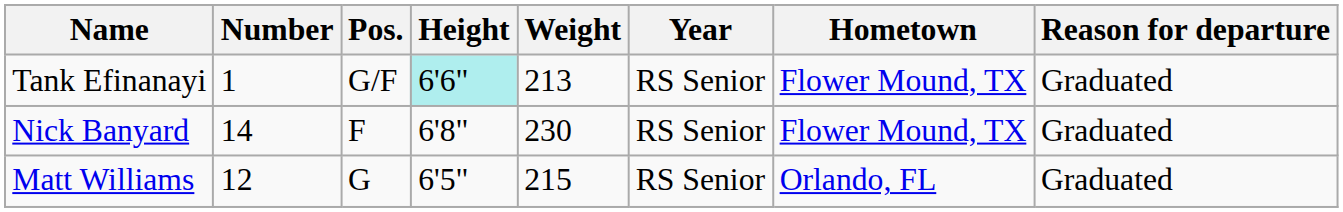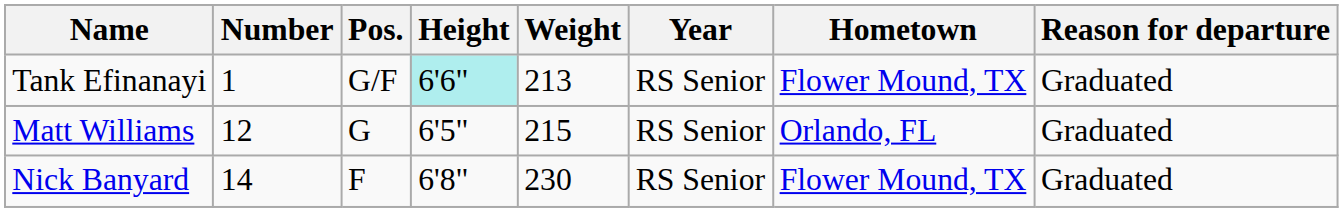rows swapped: (103, 180) <-> (101, 130)
